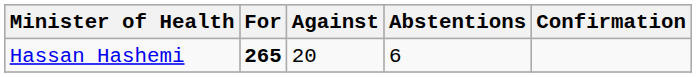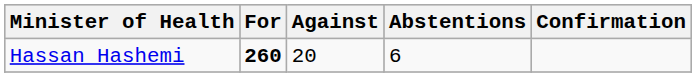(263, 56) 265 -> (263, 56) 260
